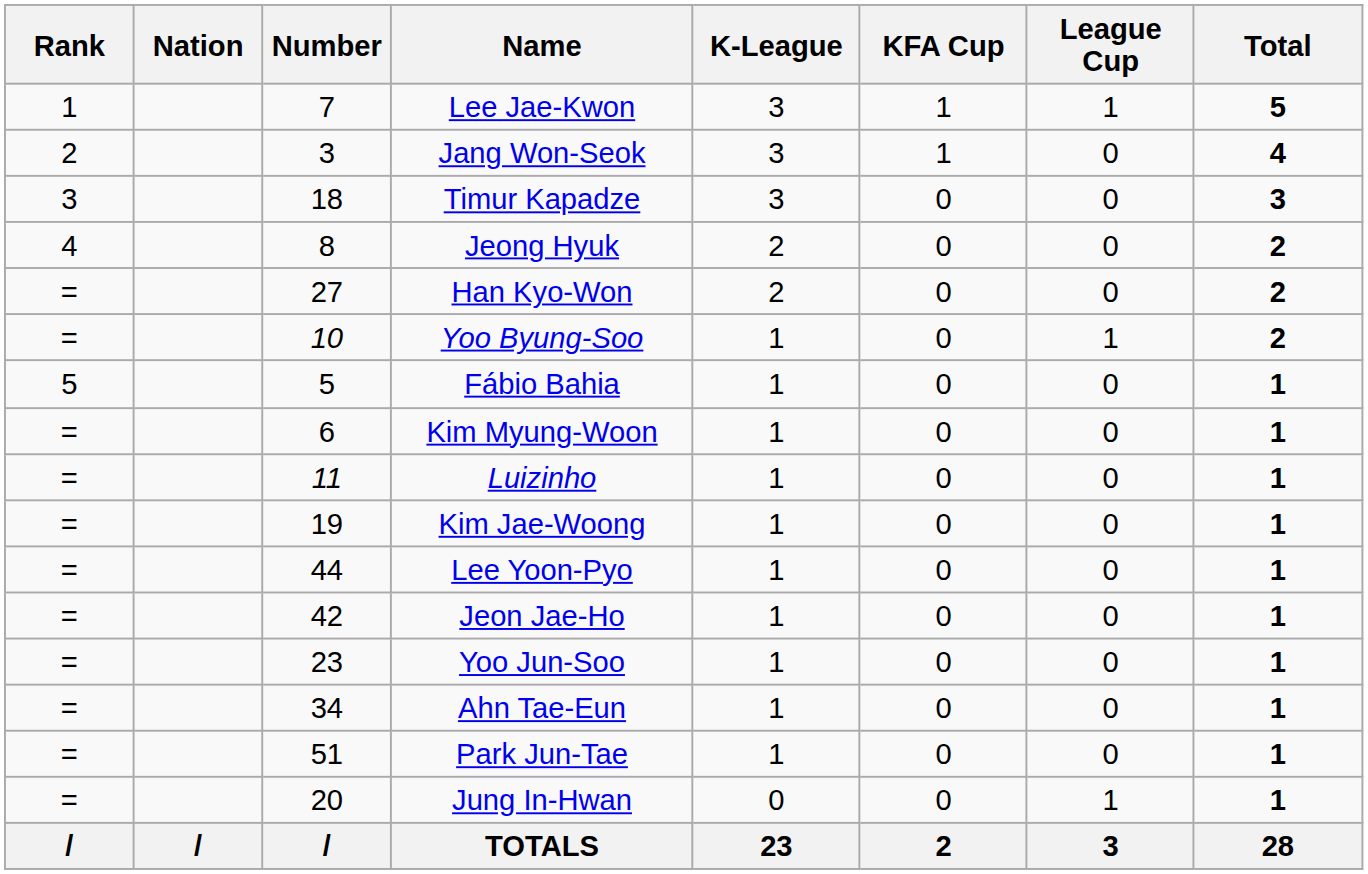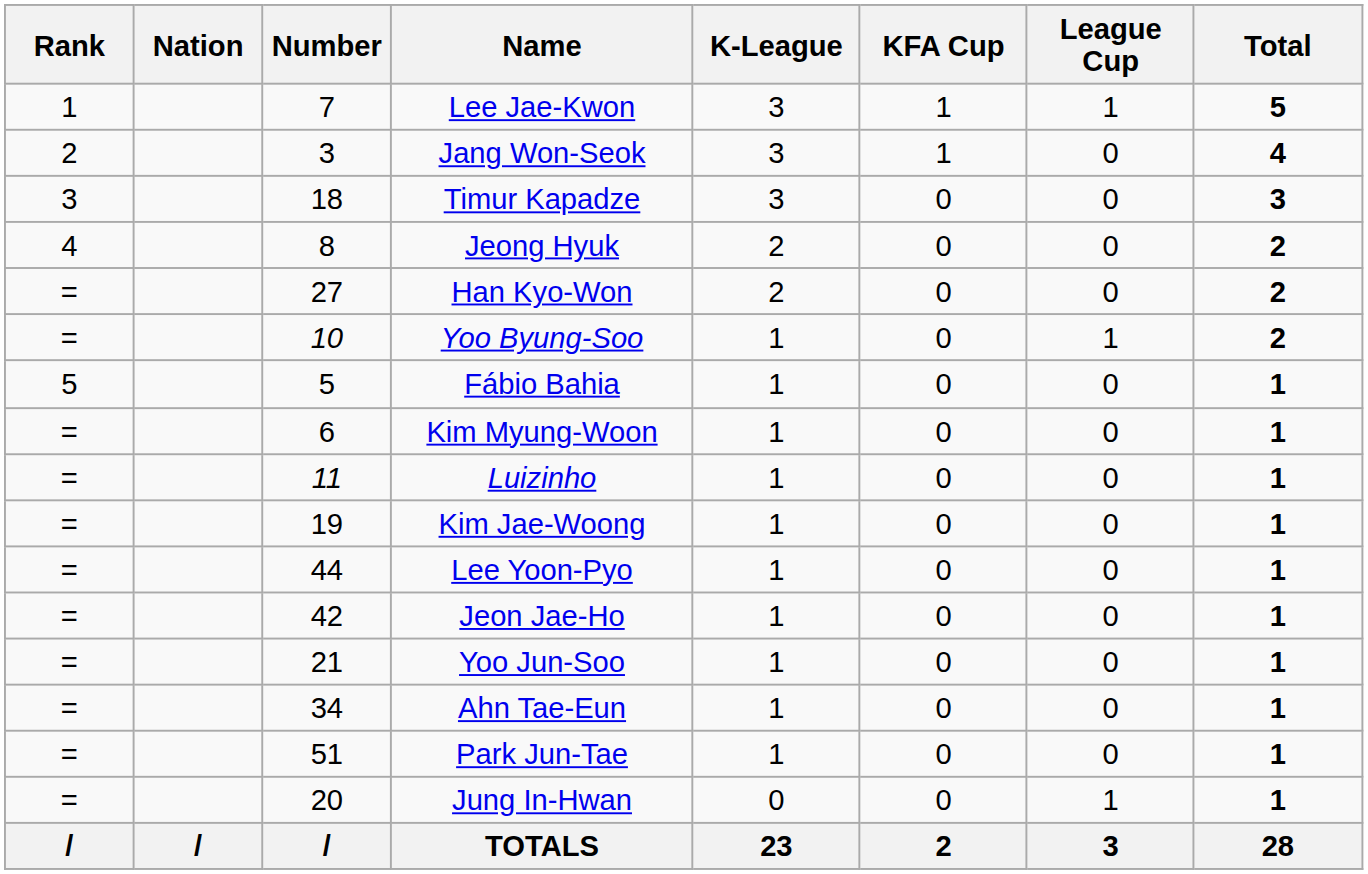(327, 661) 23 -> (327, 661) 21
